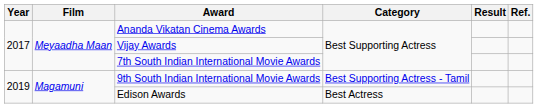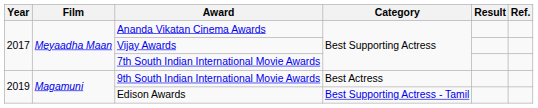(397, 78) Best Supporting Actress - Tamil -> (354, 78) Best Actress
(354, 95) Best Actress -> (397, 95) Best Supporting Actress - Tamil
